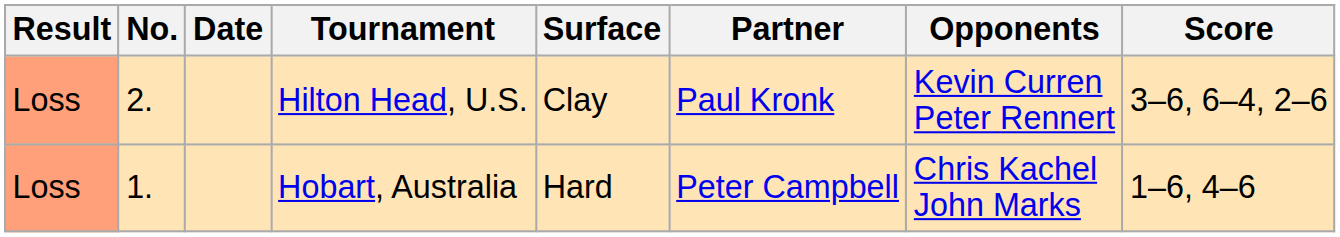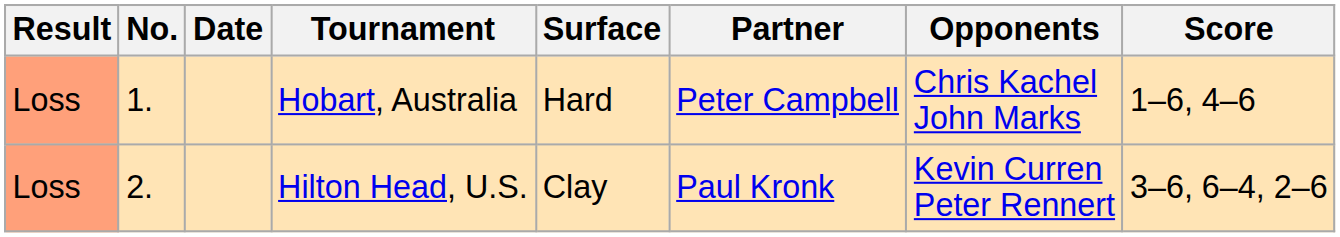rows swapped: (398, 187) <-> (403, 99)
